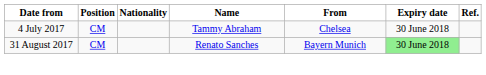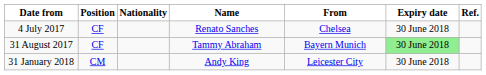(98, 29) CM -> (98, 29) CF
(227, 29) Tammy Abraham -> (227, 29) Renato Sanches
(98, 45) CM -> (98, 45) CF
(227, 45) Renato Sanches -> (227, 45) Tammy Abraham
+ row: (41, 62)
